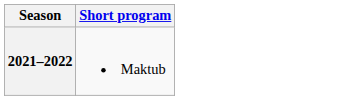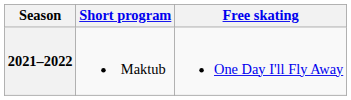+ column: (261, 15)
